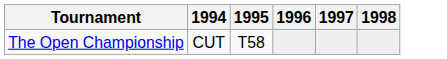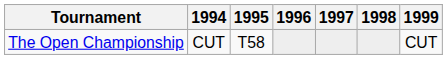+ column: (421, 17)
